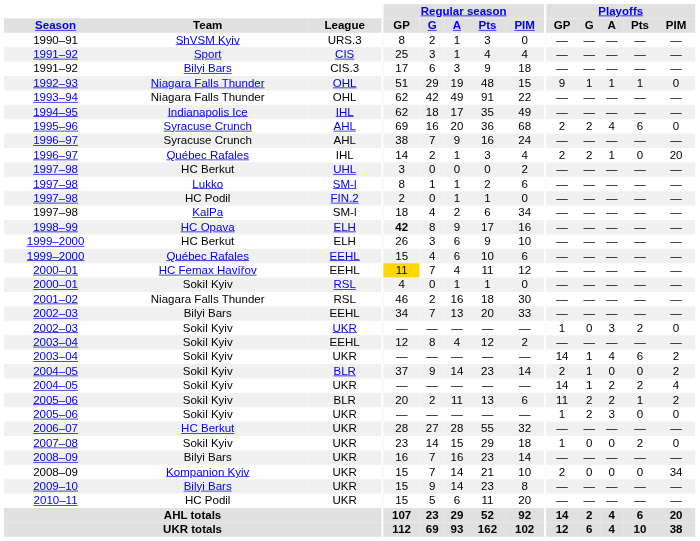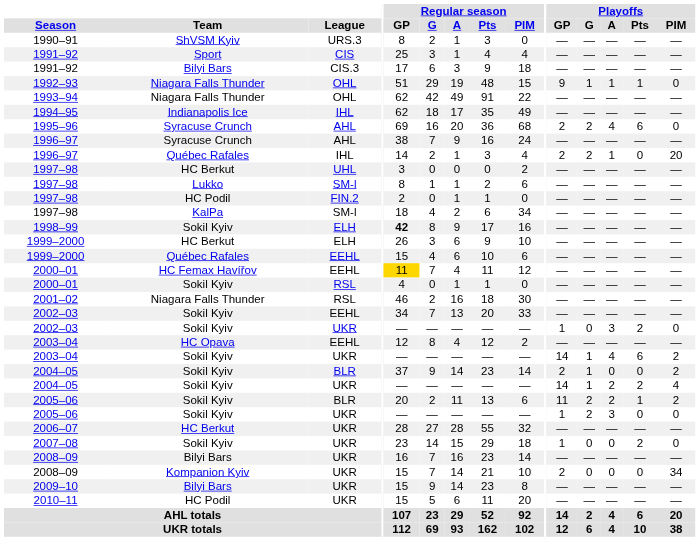(208, 227) HC Opava -> (208, 227) Sokil Kyiv
(208, 313) Bilyi Bars -> (208, 313) Sokil Kyiv
(208, 342) Sokil Kyiv -> (208, 342) HC Opava
